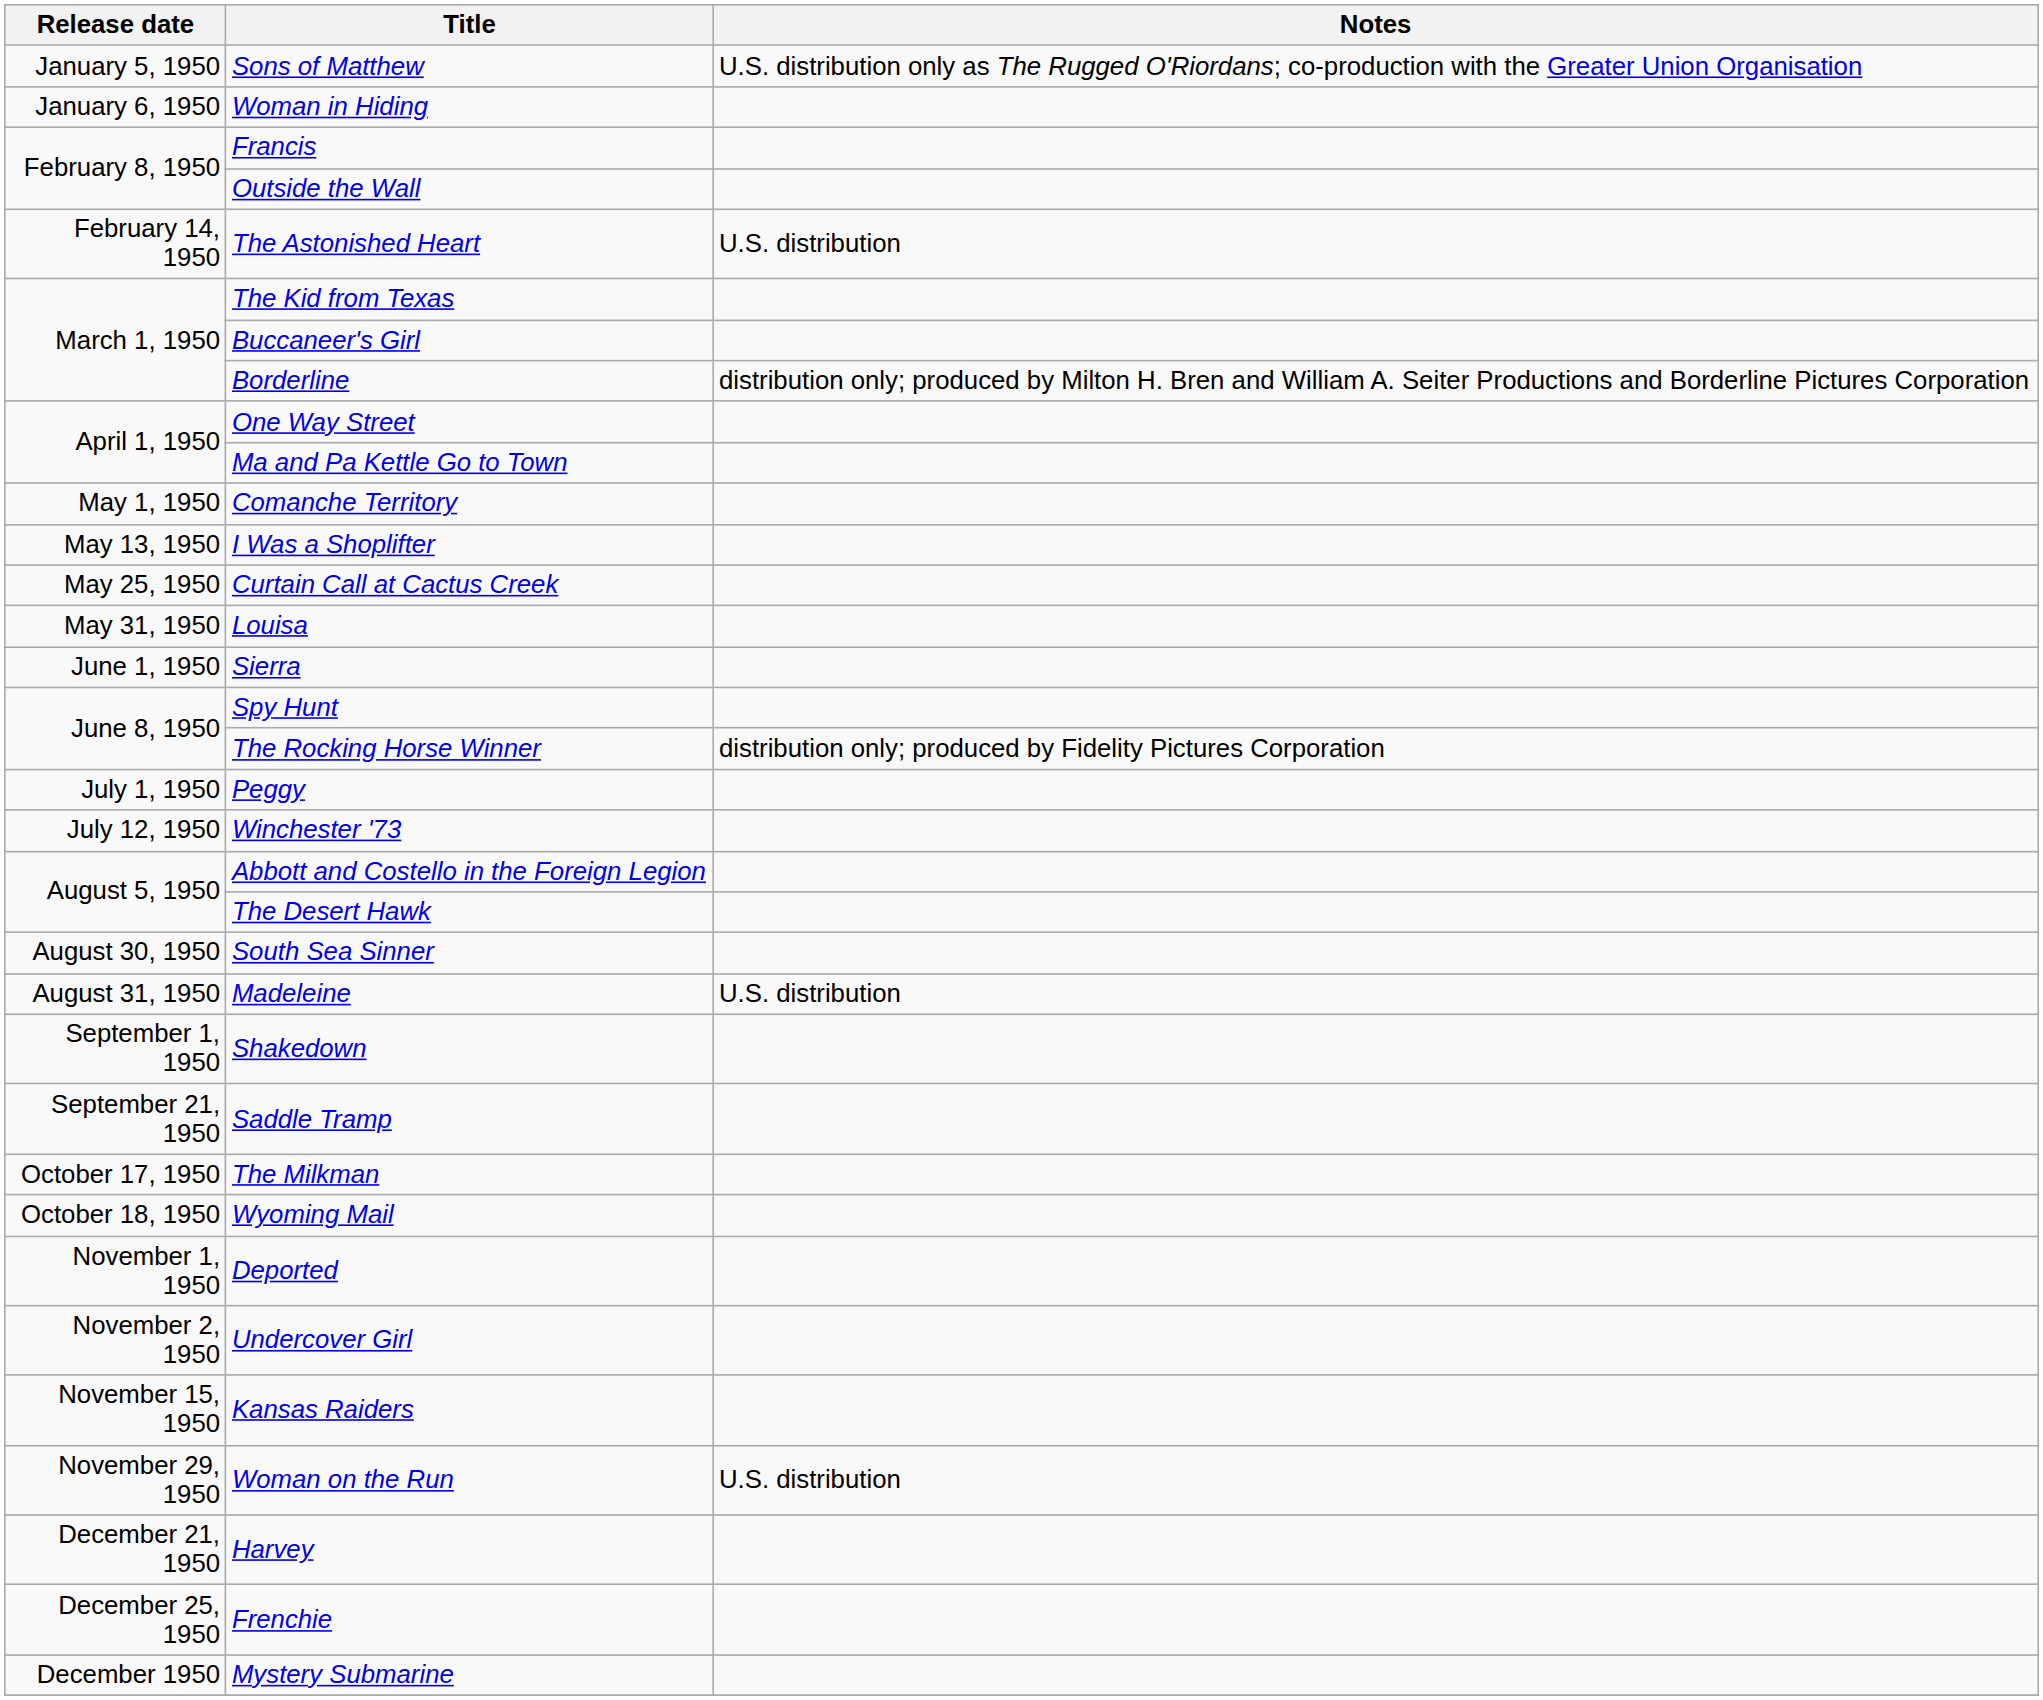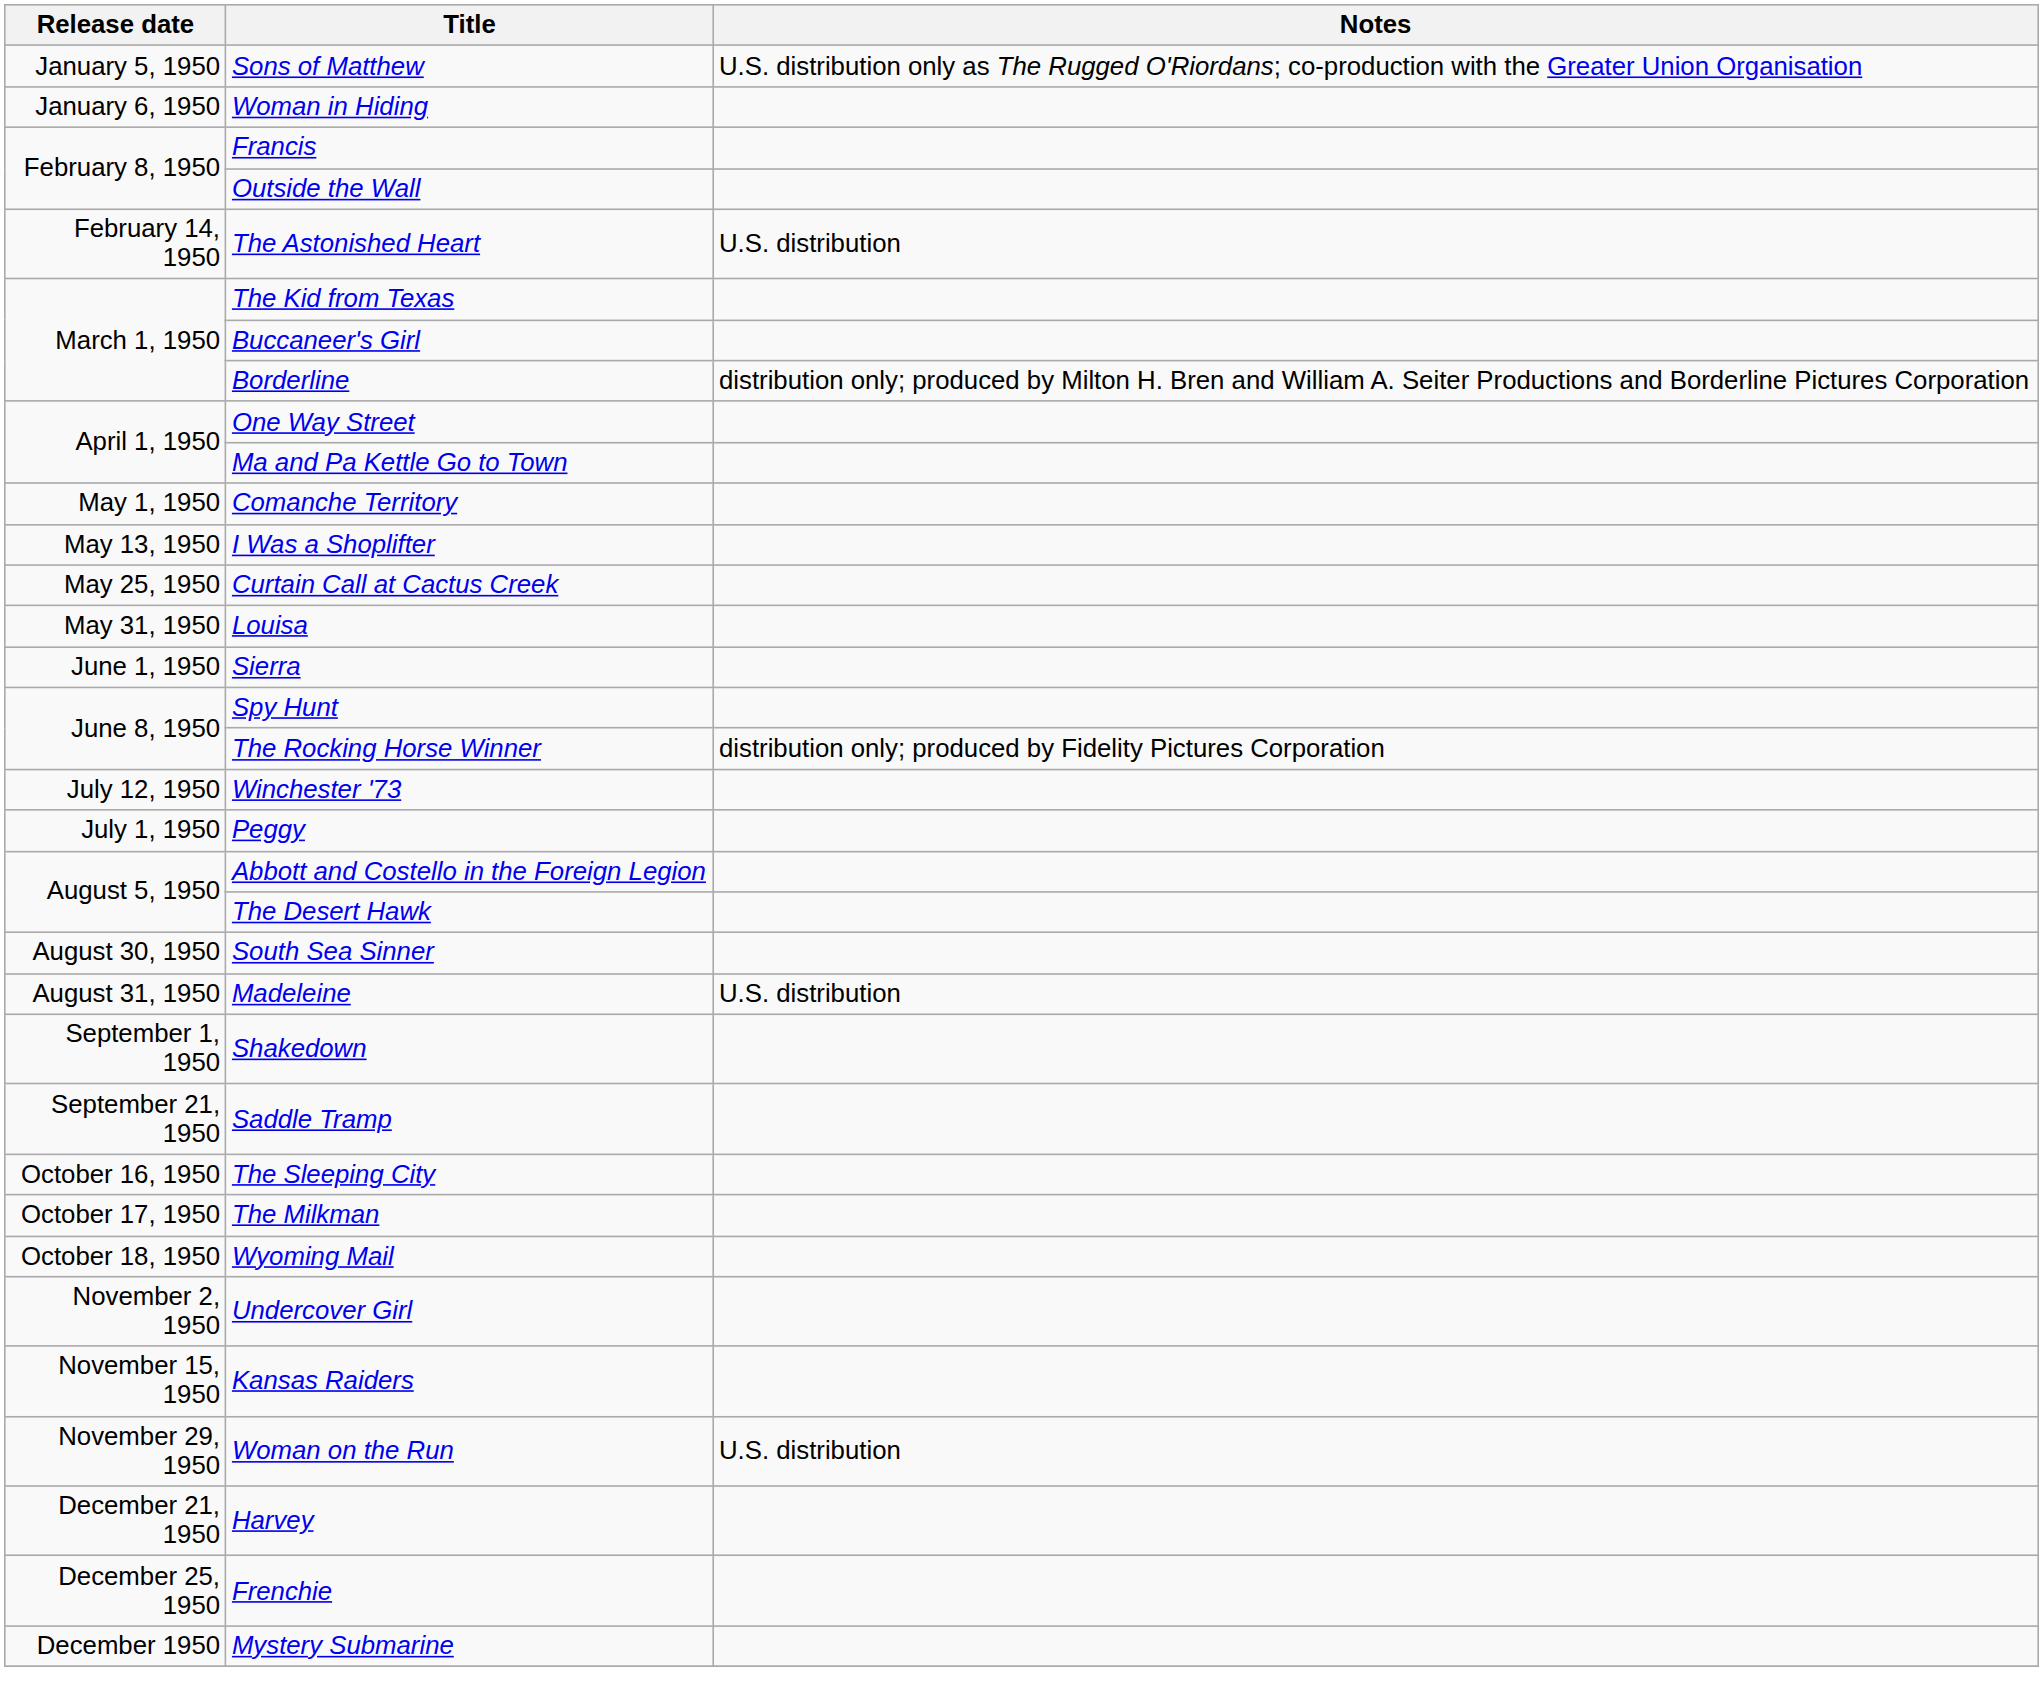rows swapped: (268, 789) <-> (317, 830)
+ row: (334, 1174)
- row: (285, 1270)
